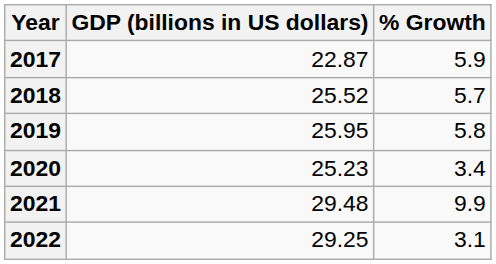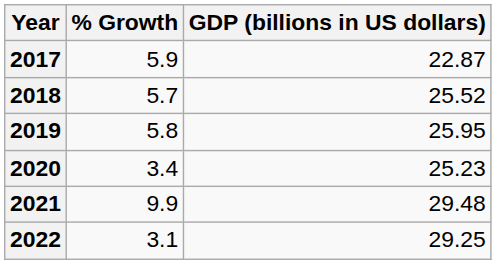columns swapped: (220, 22) <-> (432, 22)
